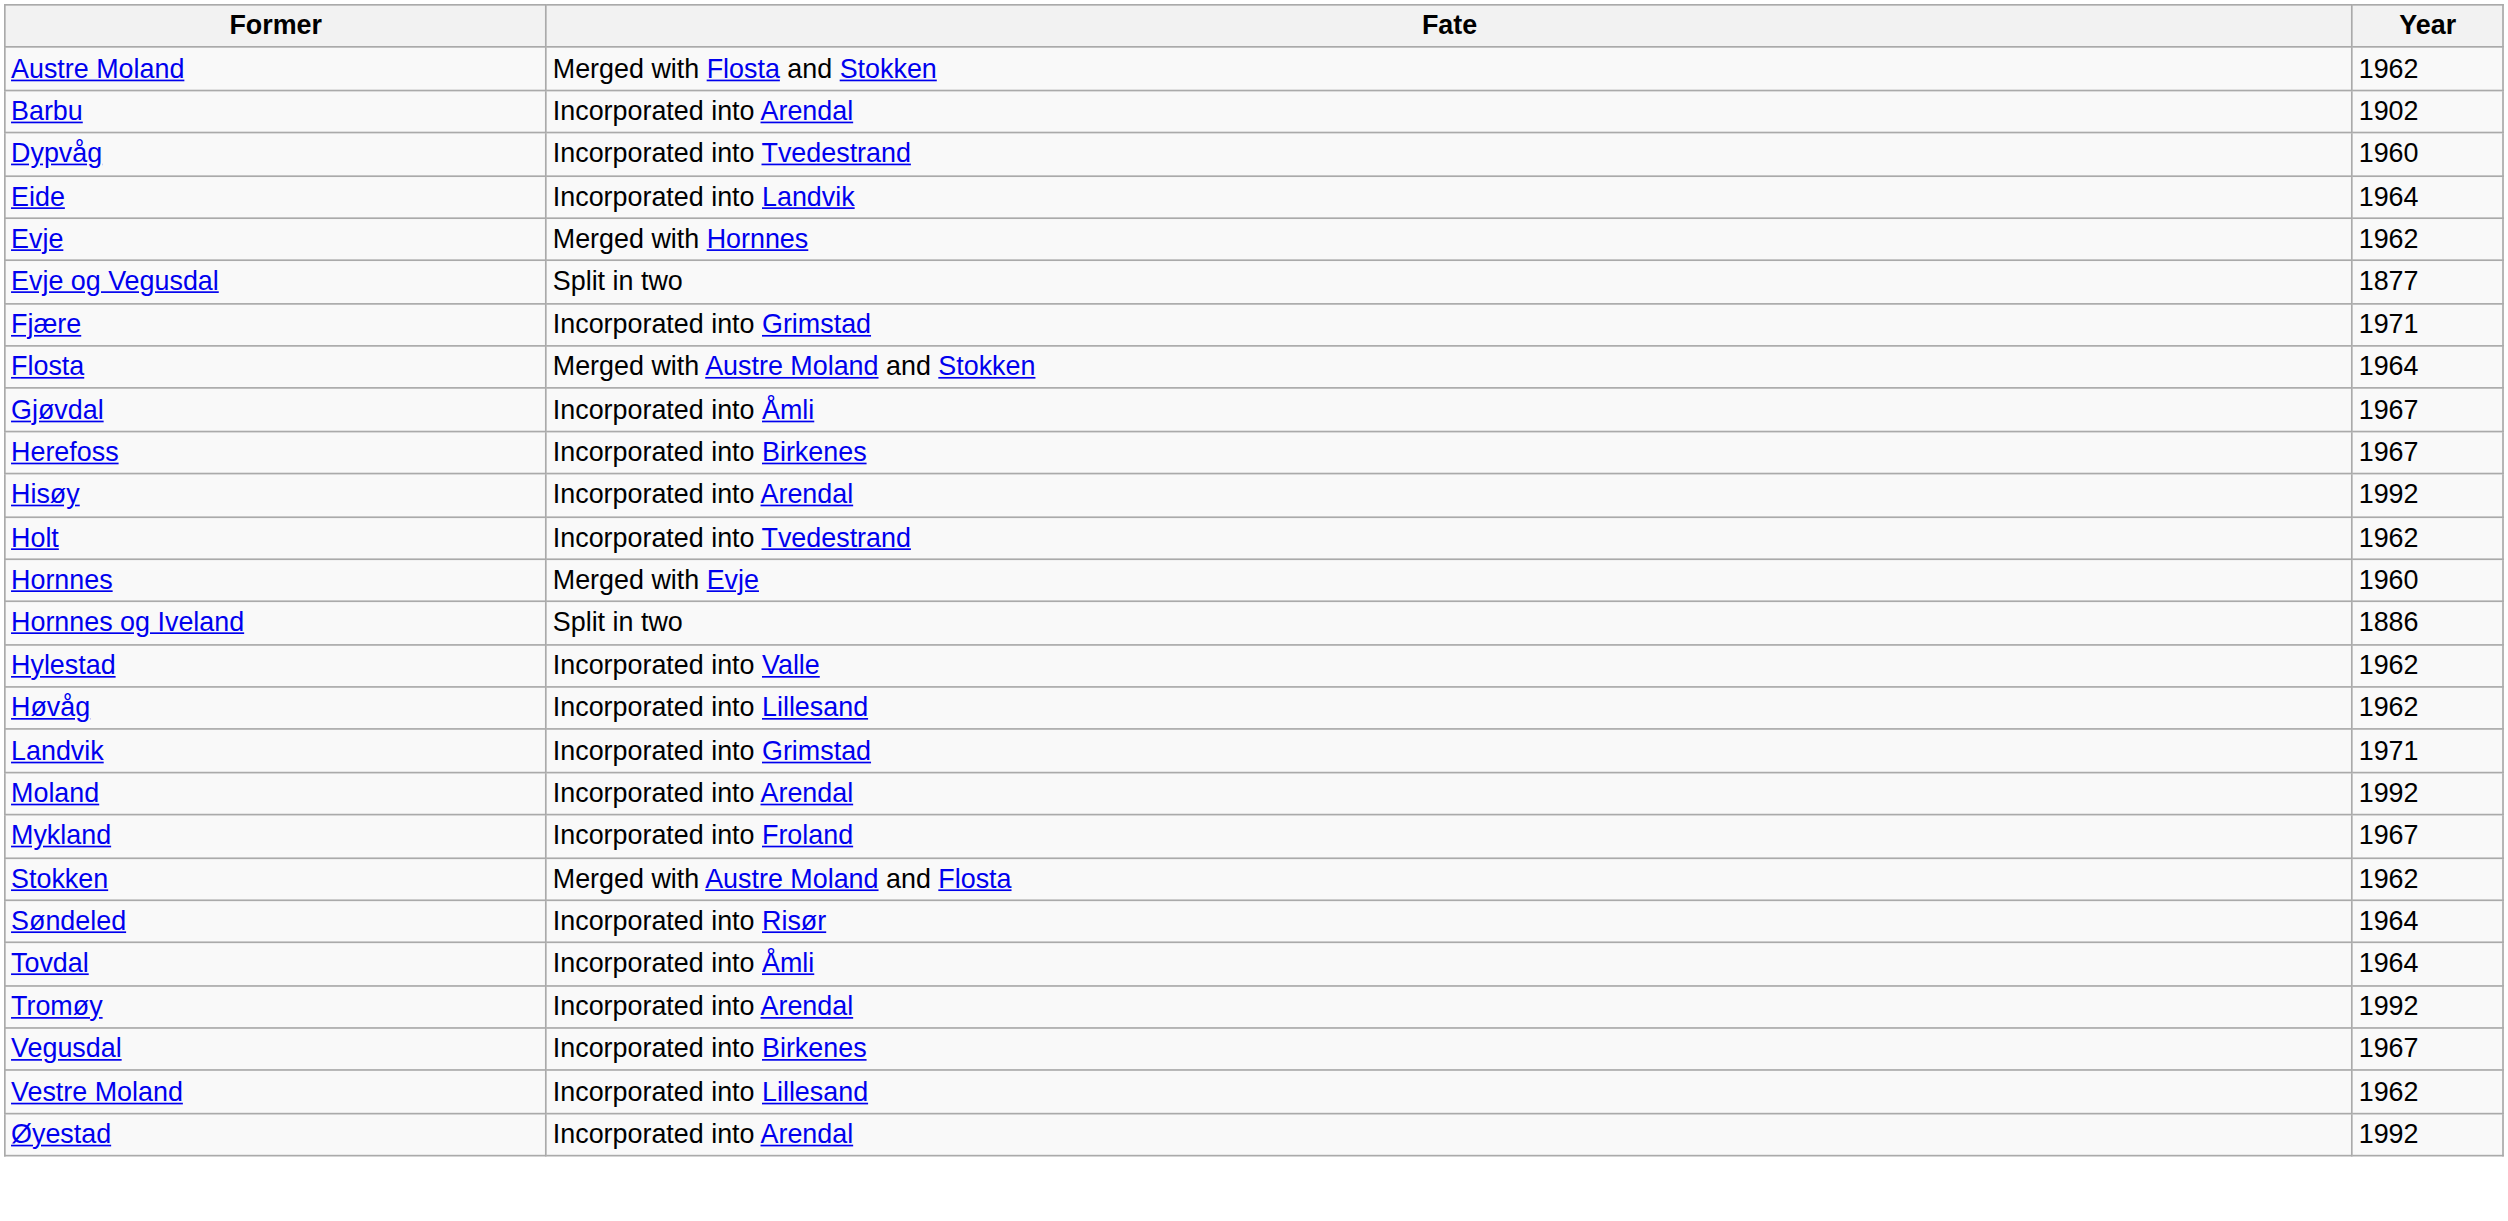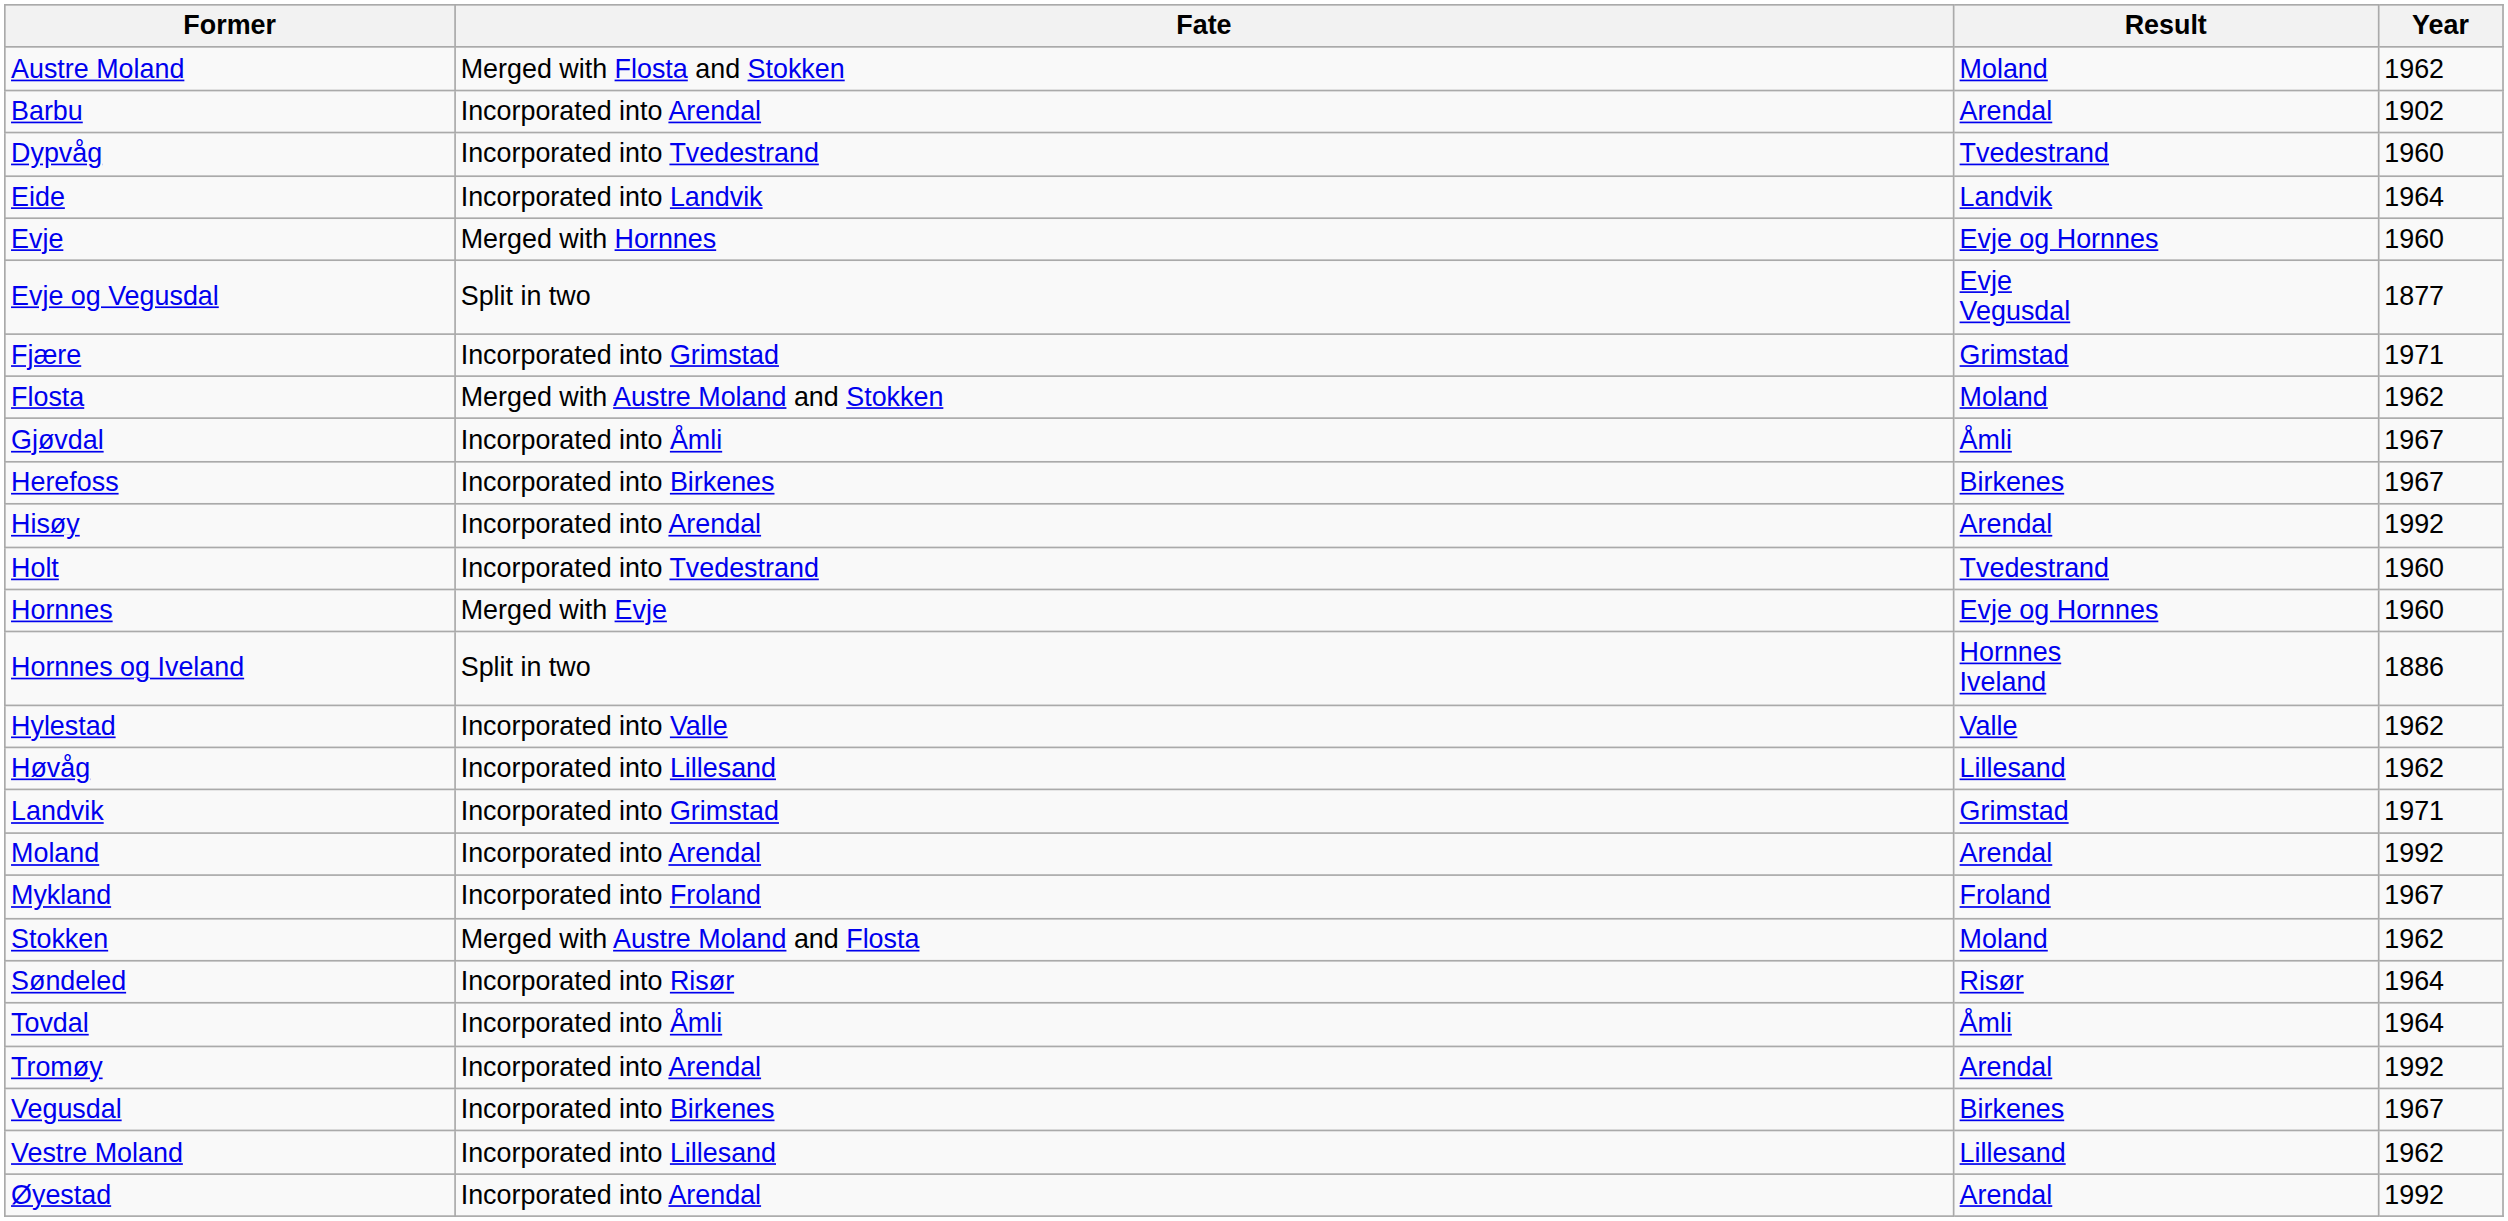+ column: (2166, 25)
(2389, 238) 1962 -> (2414, 238) 1960
(2389, 366) 1964 -> (2414, 397) 1962
(2389, 537) 1962 -> (2414, 567) 1960
